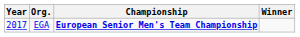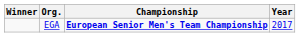columns swapped: (17, 11) <-> (277, 11)
